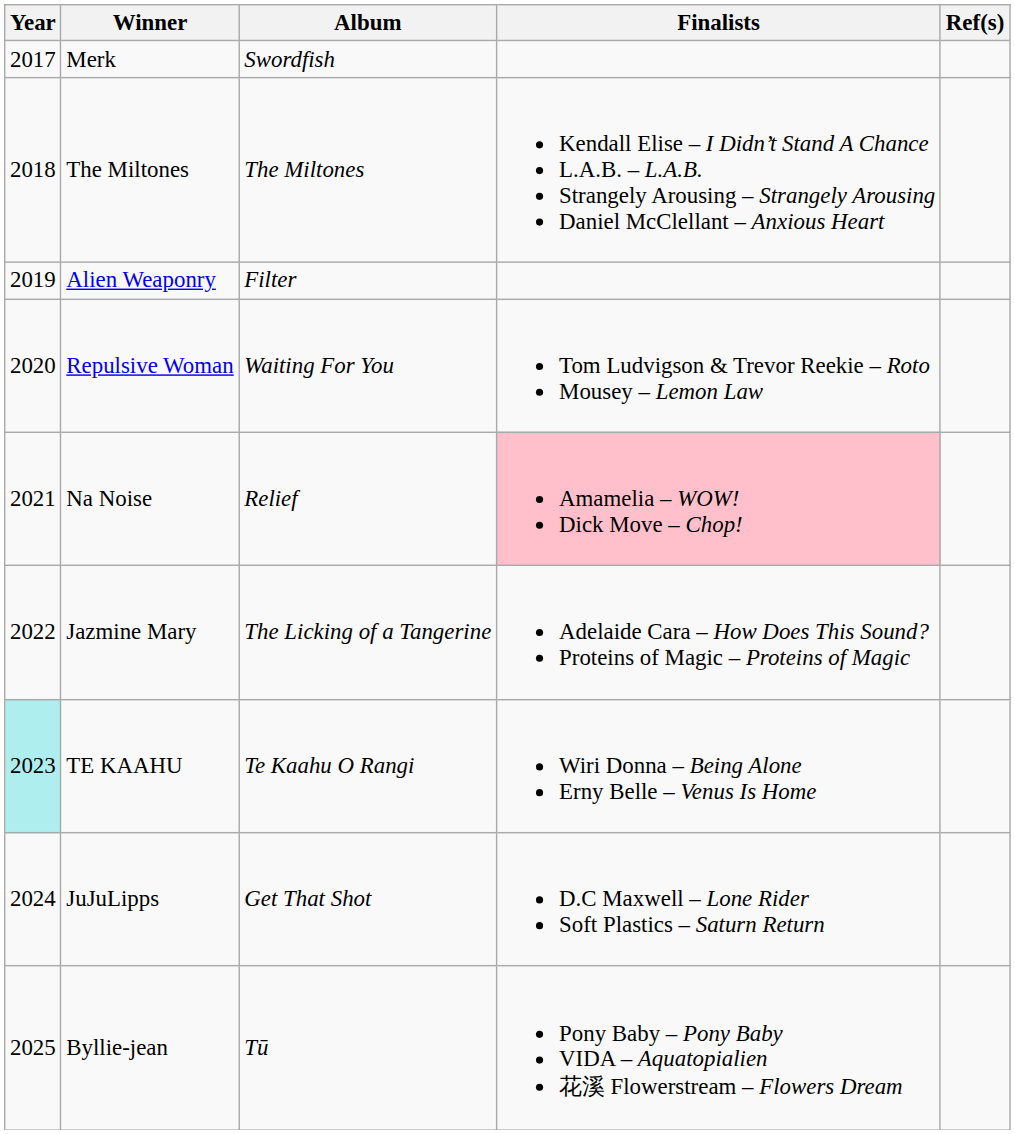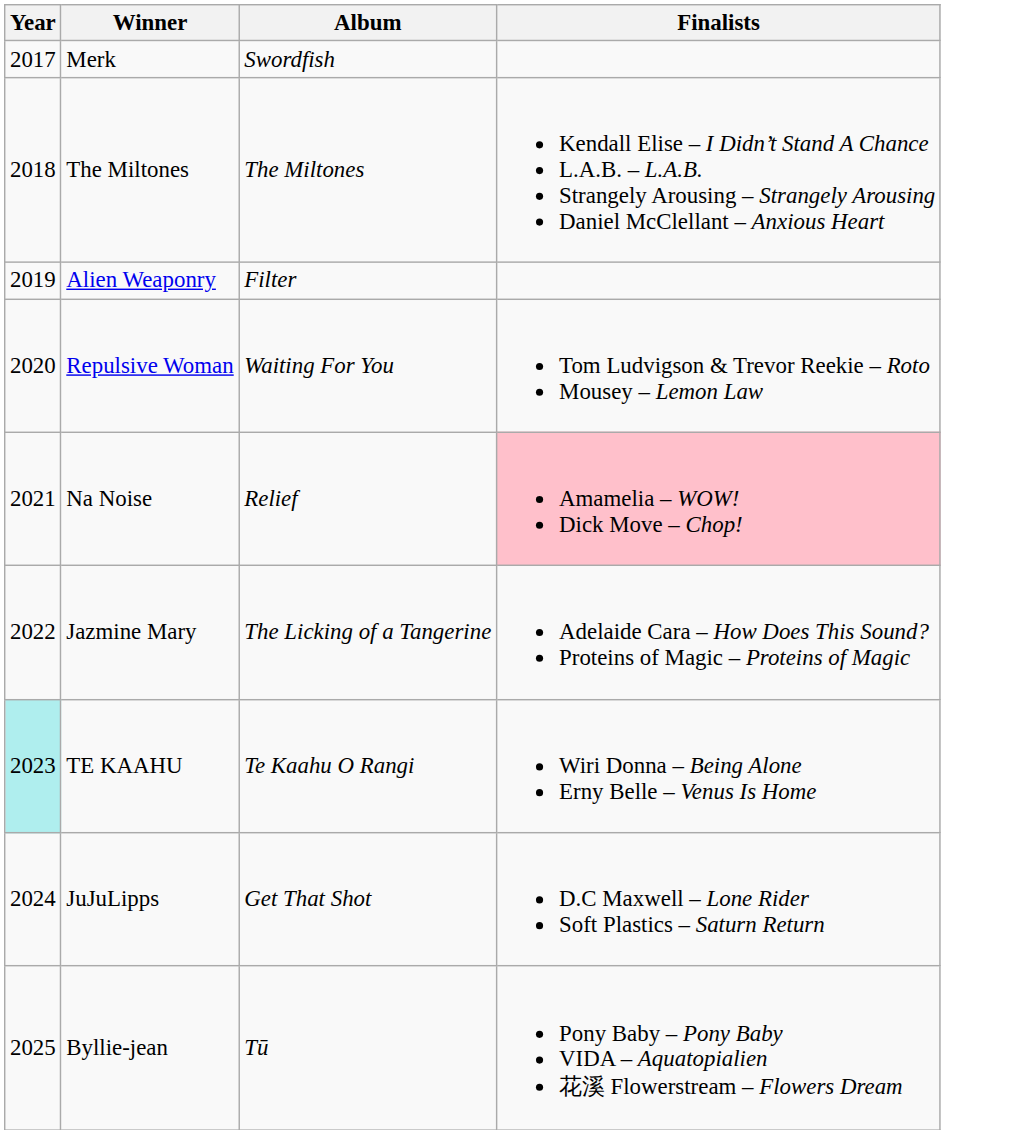- column: (975, 22)
